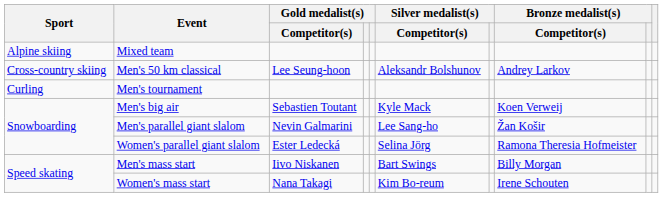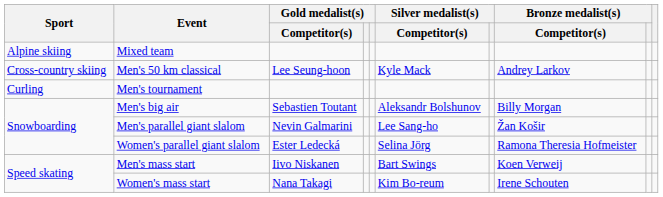(429, 70) Aleksandr Bolshunov -> (404, 70) Kyle Mack
(404, 107) Kyle Mack -> (429, 107) Aleksandr Bolshunov
(530, 107) Koen Verweij -> (529, 107) Billy Morgan
(529, 164) Billy Morgan -> (530, 164) Koen Verweij
